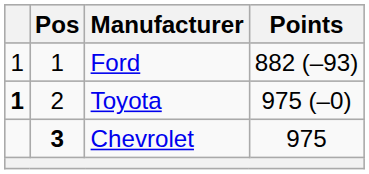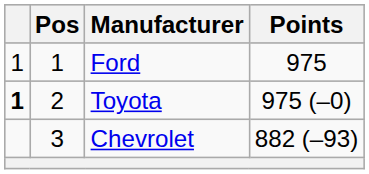(307, 62) 882 (–93) -> (306, 62) 975
(57, 139) bold -> (57, 139) normal
(306, 139) 975 -> (307, 139) 882 (–93)
